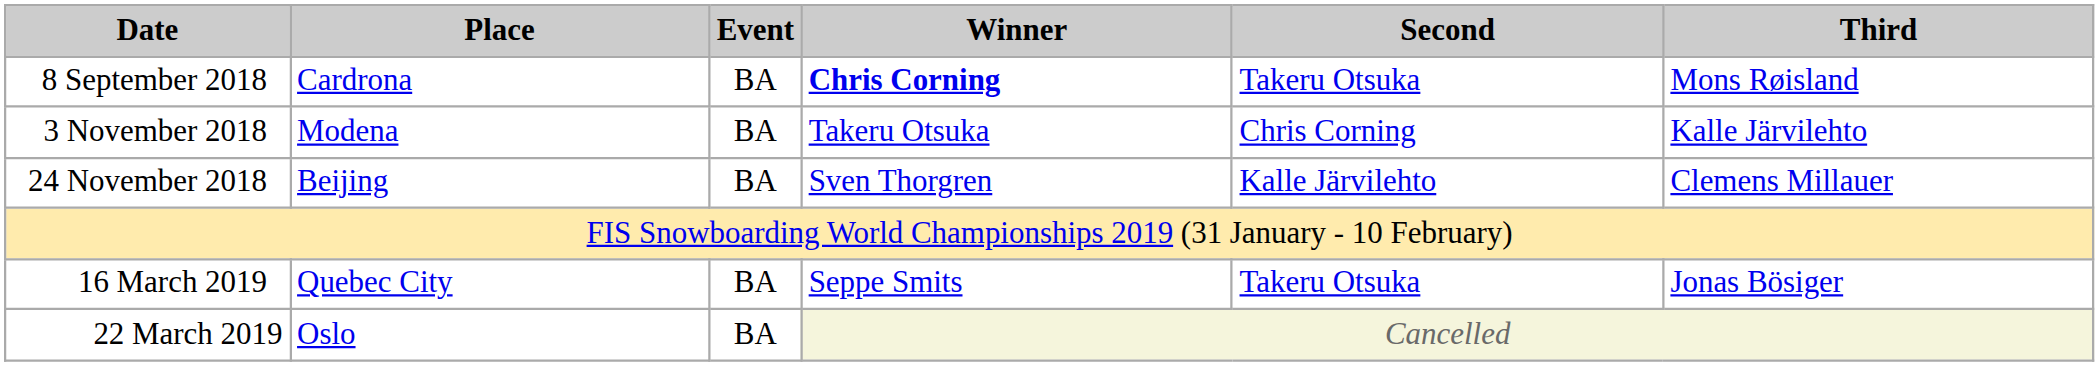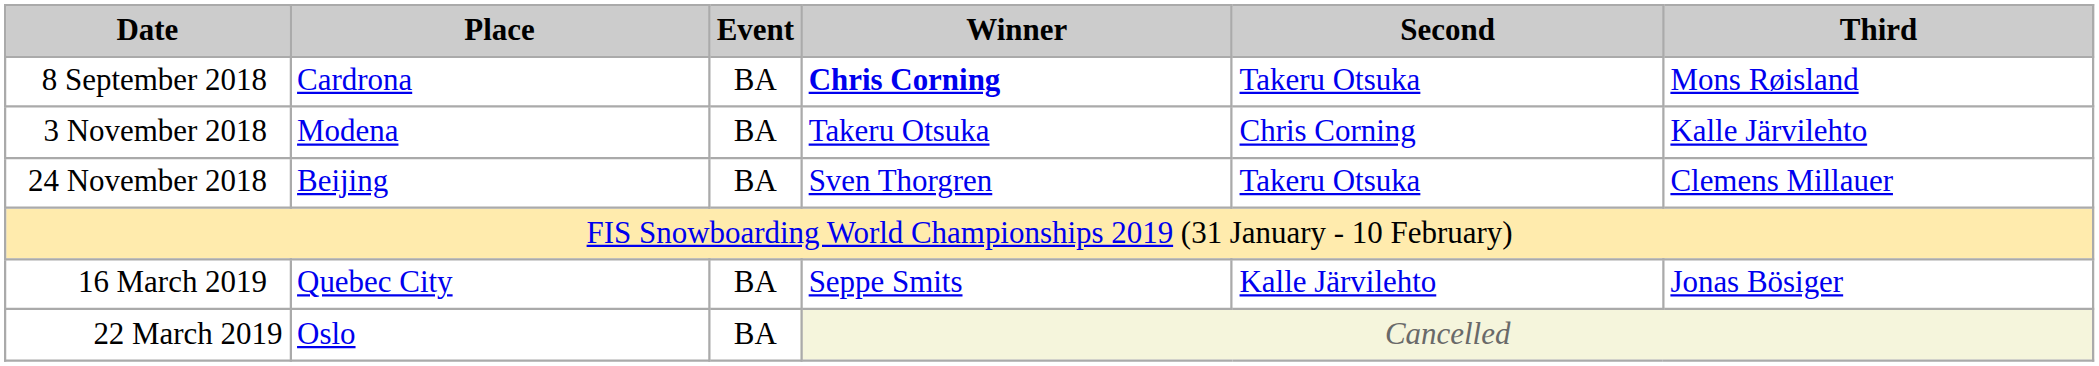(1338, 181) Kalle Järvilehto -> (1330, 181) Takeru Otsuka
(1330, 282) Takeru Otsuka -> (1338, 282) Kalle Järvilehto
